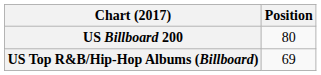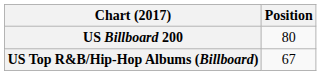(289, 59) 69 -> (289, 59) 67
